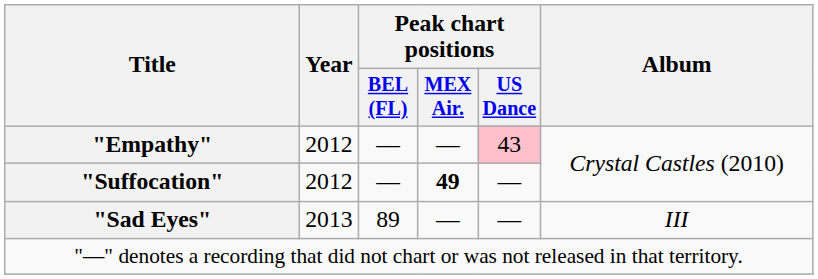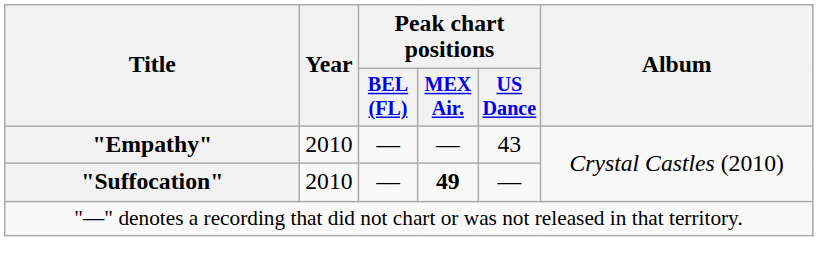(329, 144) 2012 -> (329, 144) 2010
(509, 144) pink background -> (509, 144) no background
(329, 181) 2012 -> (329, 181) 2010
- row: (152, 219)
